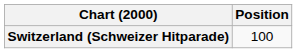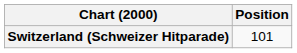(262, 36) 100 -> (262, 36) 101
